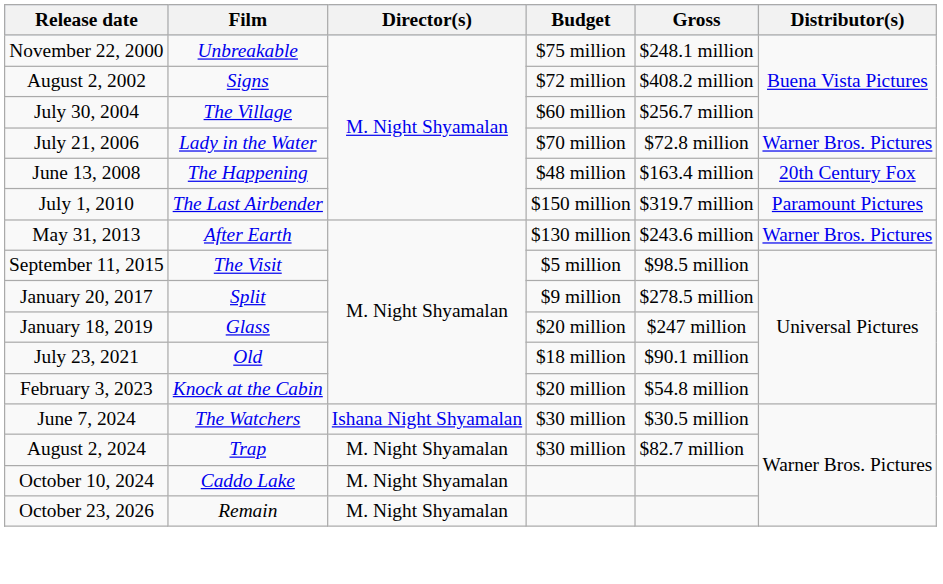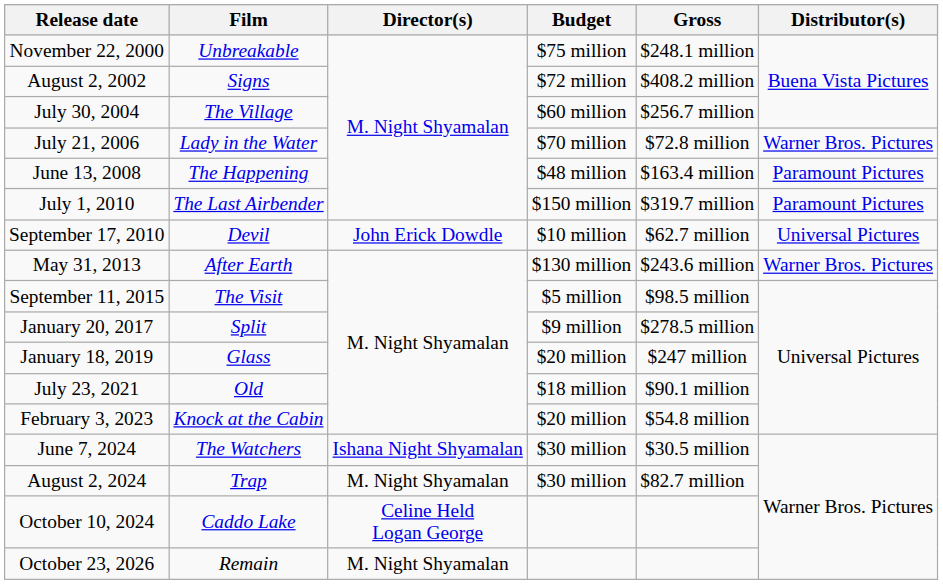(847, 173) 20th Century Fox -> (848, 173) Paramount Pictures
+ row: (87, 234)
(427, 480) M. Night Shyamalan -> (428, 522) Celine Held Logan George
